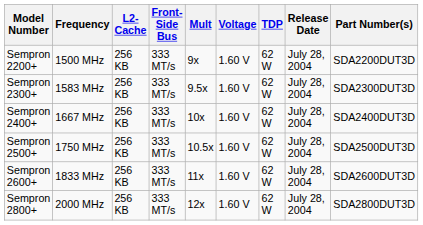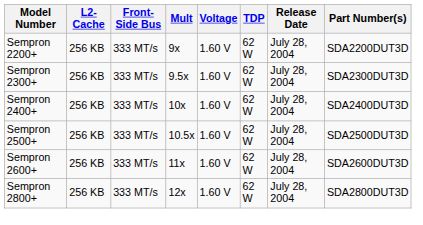- column: (82, 25)
